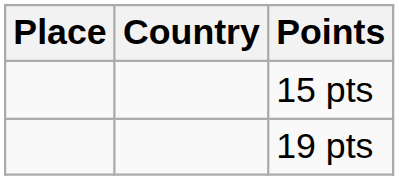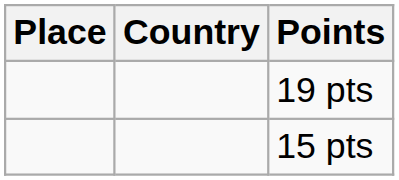rows swapped: (325, 89) <-> (325, 145)
